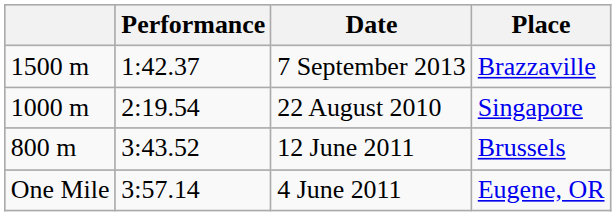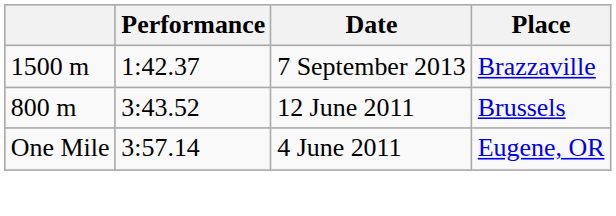- row: (359, 107)
